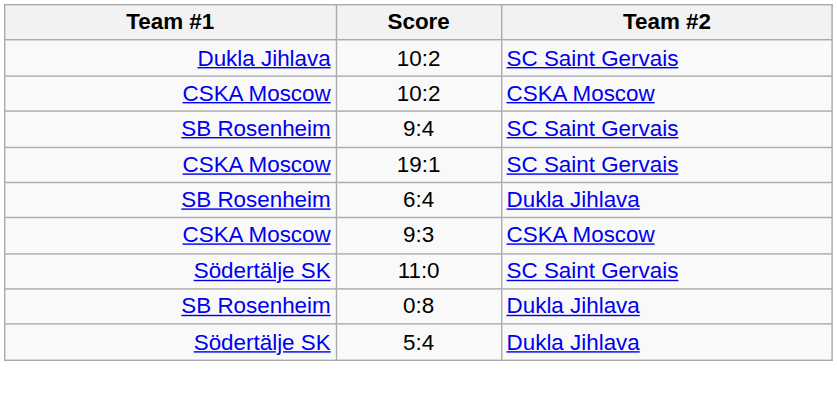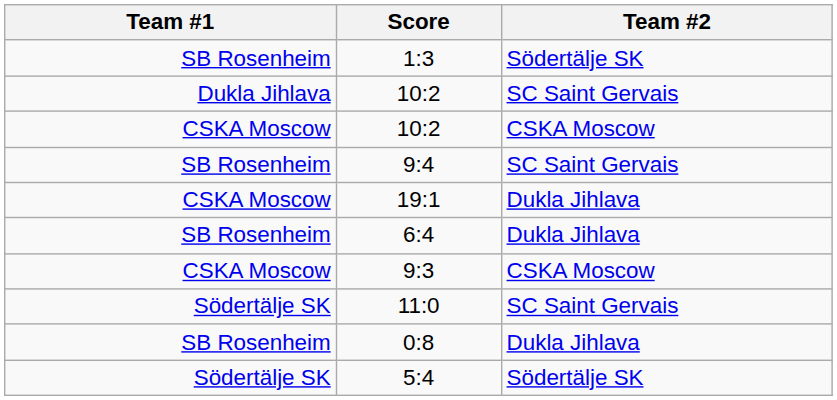+ row: (256, 57)
(592, 164) SC Saint Gervais -> (573, 199) Dukla Jihlava
(573, 341) Dukla Jihlava -> (575, 377) Södertälje SK
